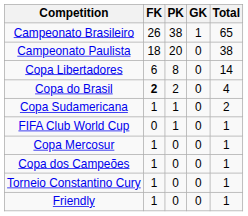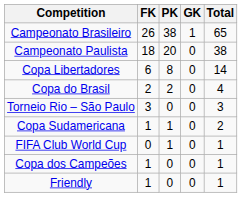(154, 88) bold -> (148, 88) normal
+ row: (71, 107)
- row: (74, 145)
- row: (74, 182)
